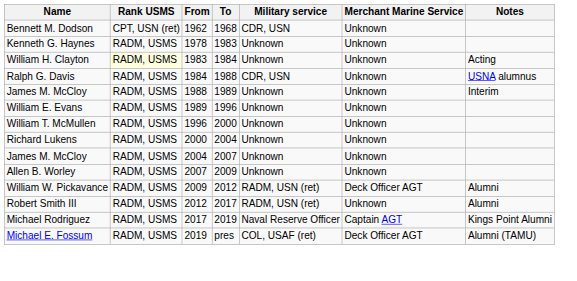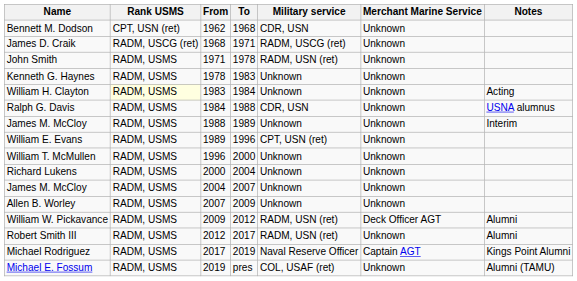+ row: (41, 44)
+ row: (32, 60)
(262, 108) Unknown -> (294, 140) CPT, USN (ret)
(384, 236) Deck Officer AGT -> (384, 268) Unknown
